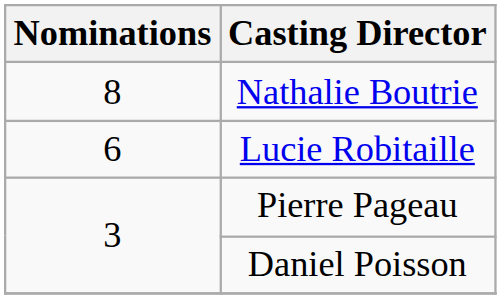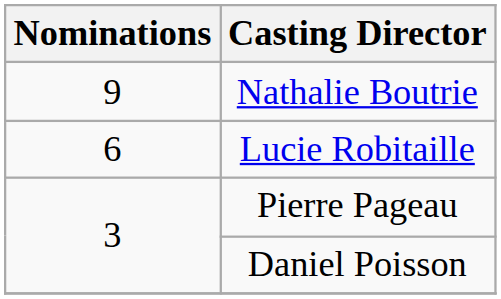(112, 90) 8 -> (112, 90) 9
